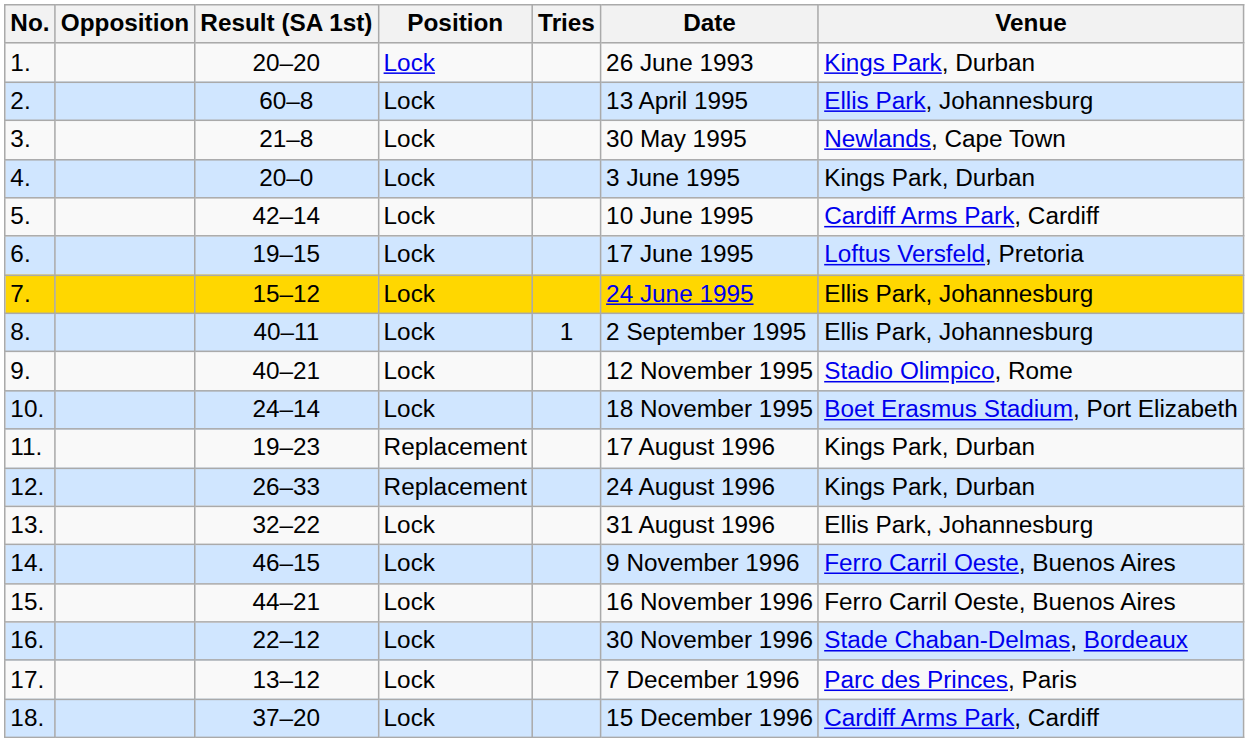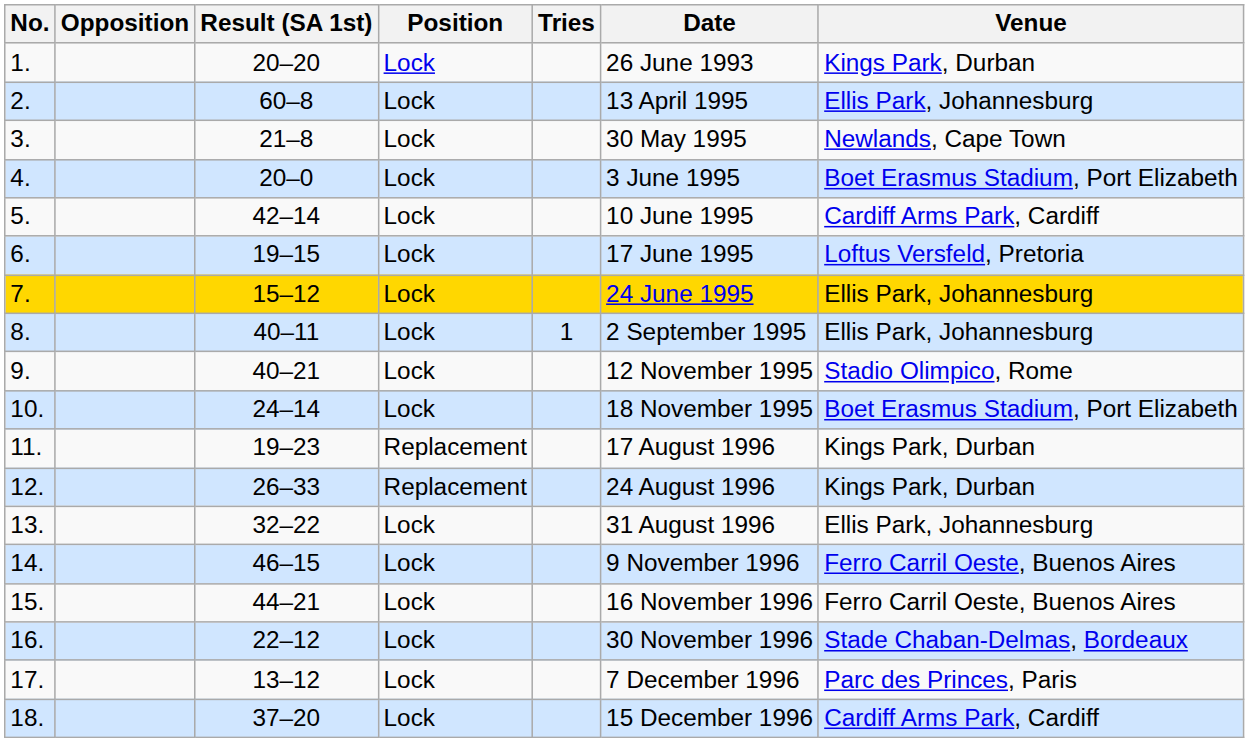(930, 178) Kings Park, Durban -> (1031, 178) Boet Erasmus Stadium, Port Elizabeth
